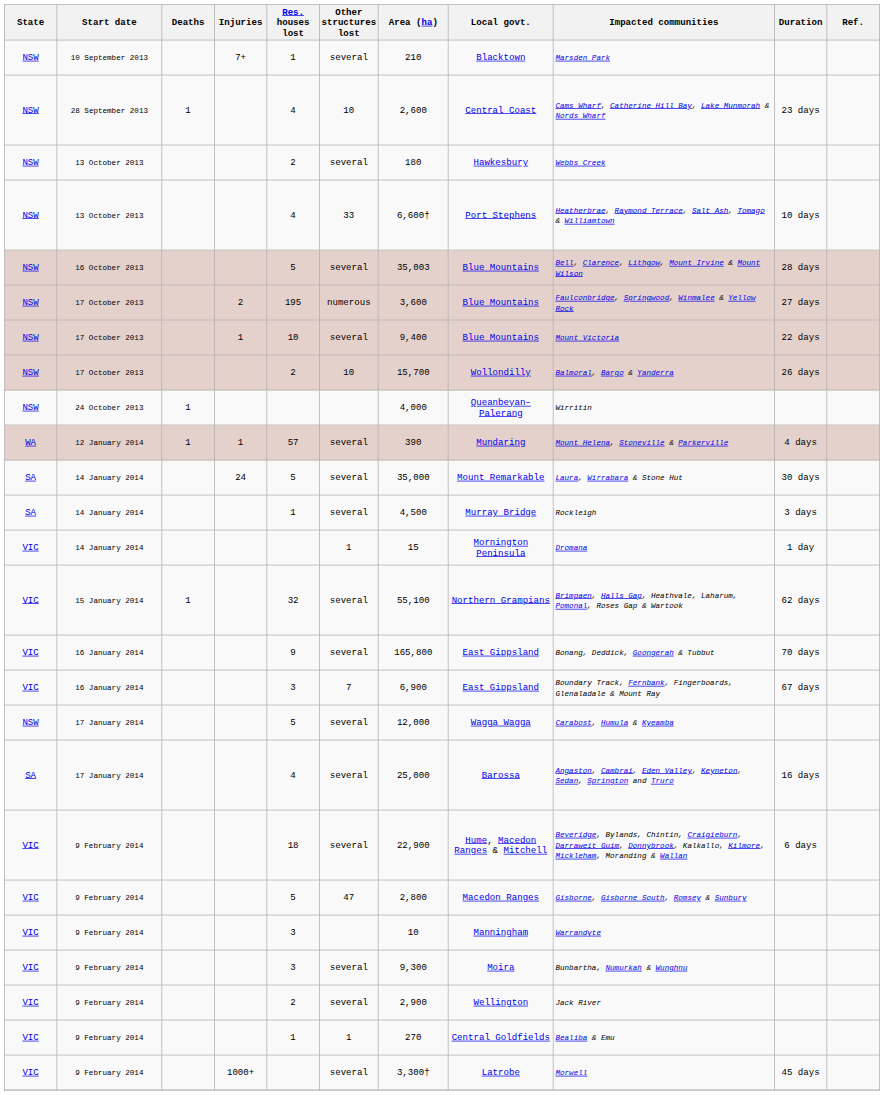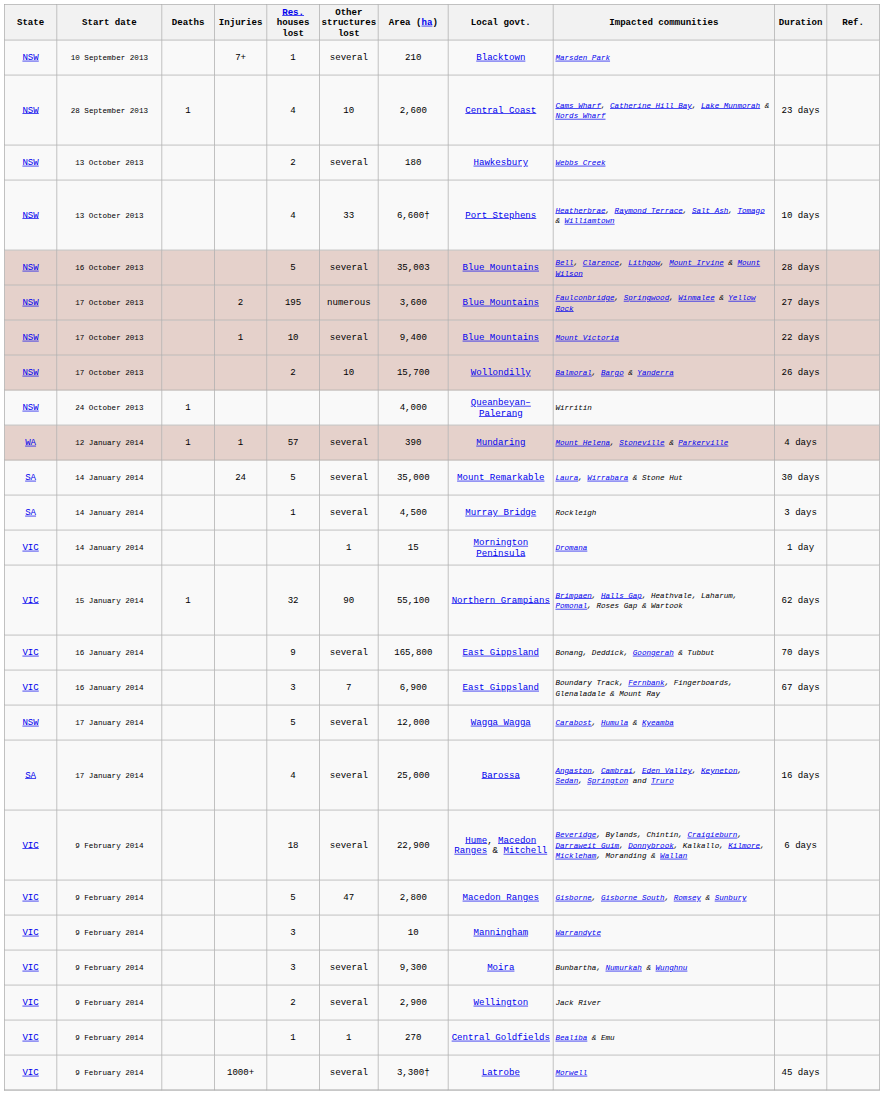(349, 600) several -> (349, 600) 90
